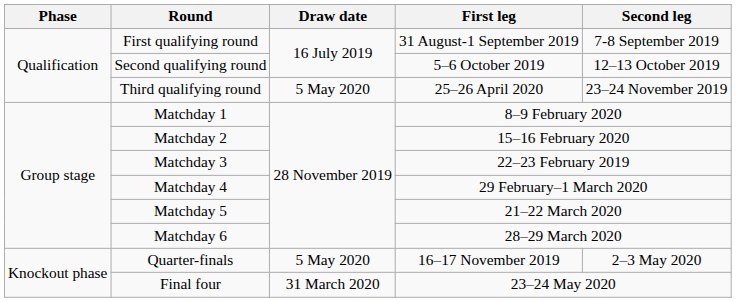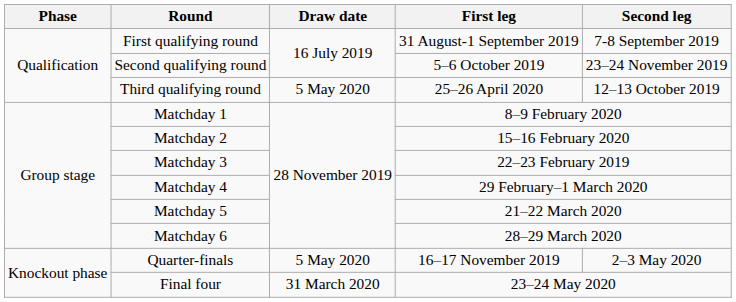(657, 65) 12–13 October 2019 -> (657, 65) 23–24 November 2019
(657, 89) 23–24 November 2019 -> (657, 89) 12–13 October 2019
